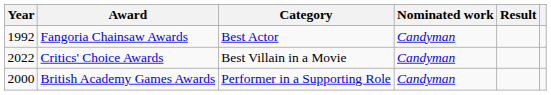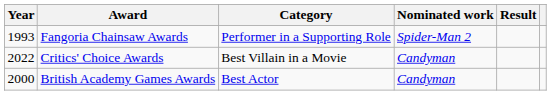(21, 36) 1992 -> (21, 36) 1993
(250, 36) Best Actor -> (306, 36) Performer in a Supporting Role
(426, 36) Candyman -> (434, 36) Spider-Man 2
(306, 79) Performer in a Supporting Role -> (250, 79) Best Actor
